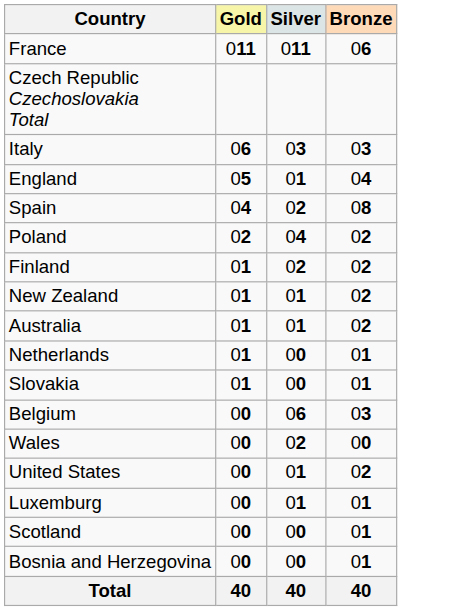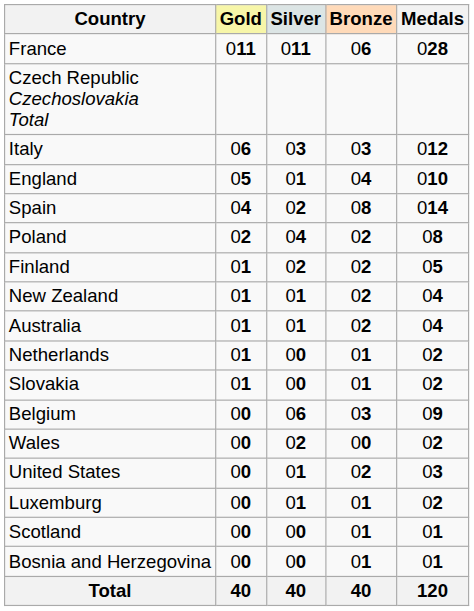+ column: (433, 19)
